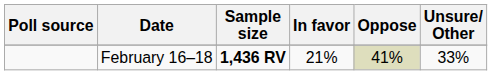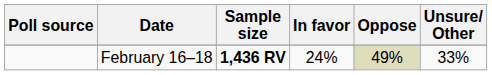(322, 58) 21% -> (322, 58) 24%
(387, 58) 41% -> (387, 58) 49%
